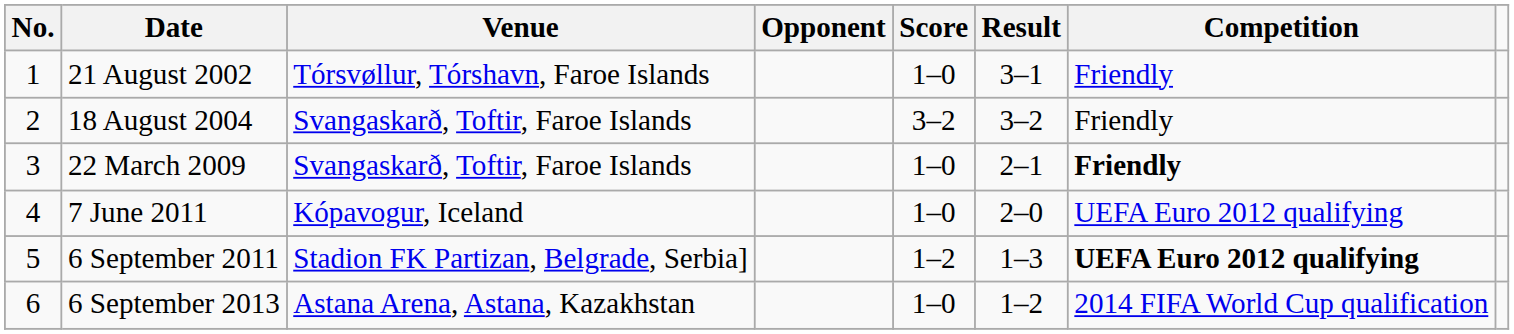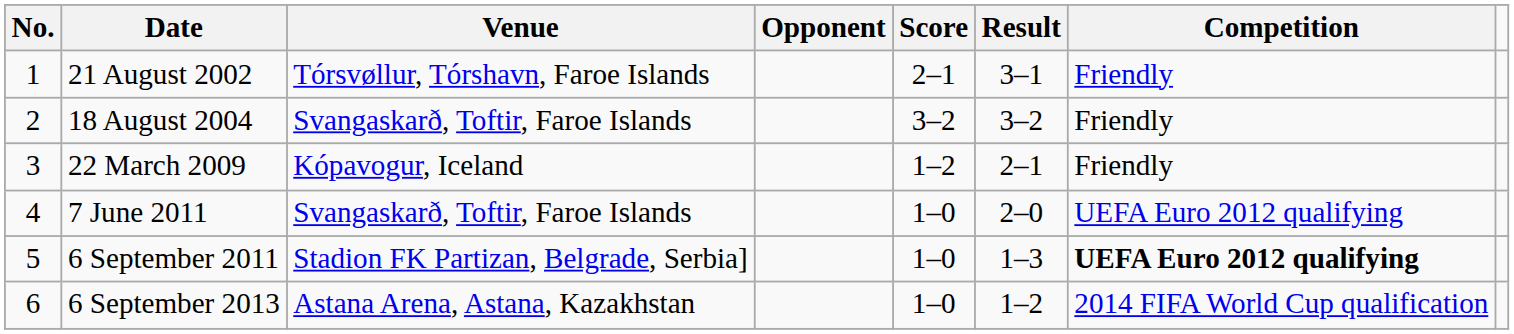(934, 73) 1–0 -> (934, 73) 2–1
(492, 166) Svangaskarð, Toftir, Faroe Islands -> (408, 166) Kópavogur, Iceland
(934, 166) 1–0 -> (934, 166) 1–2
(1128, 166) bold -> (1124, 166) normal
(408, 212) Kópavogur, Iceland -> (492, 212) Svangaskarð, Toftir, Faroe Islands
(934, 258) 1–2 -> (934, 258) 1–0
